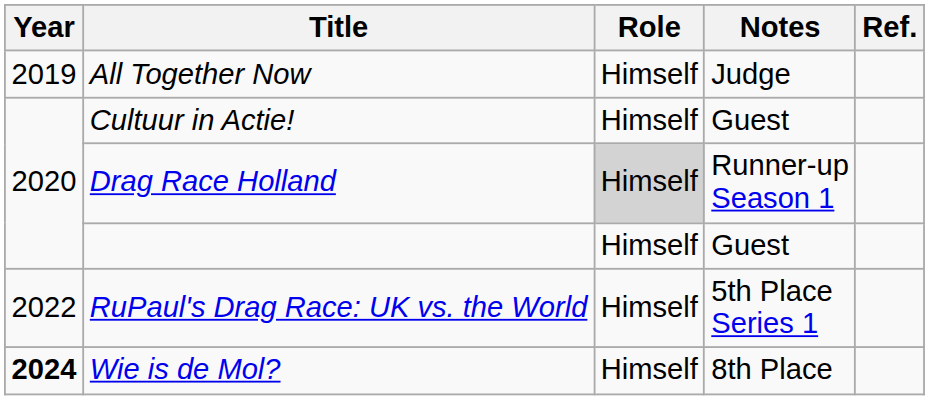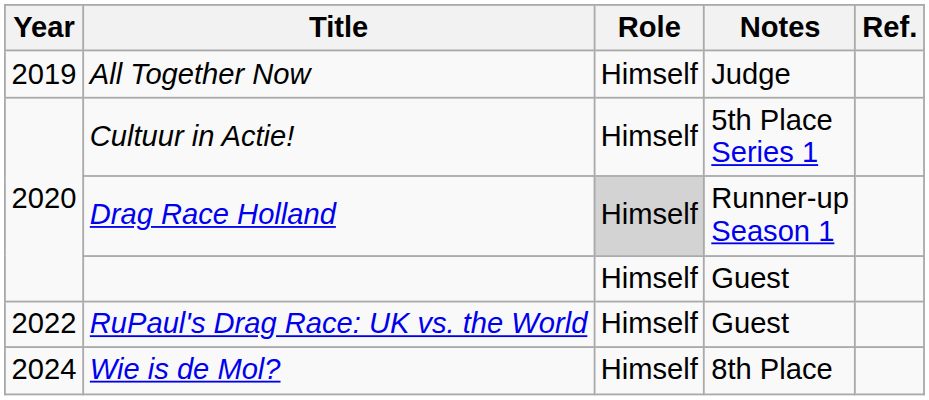(750, 119) Guest -> (772, 136) 5th Place Series 1
(772, 307) 5th Place Series 1 -> (750, 324) Guest
(44, 370) bold -> (44, 370) normal
